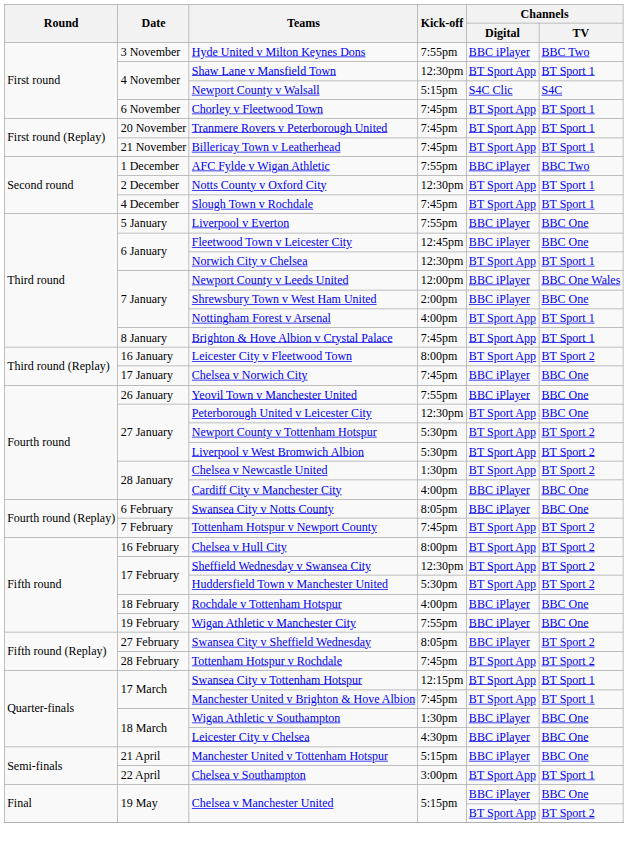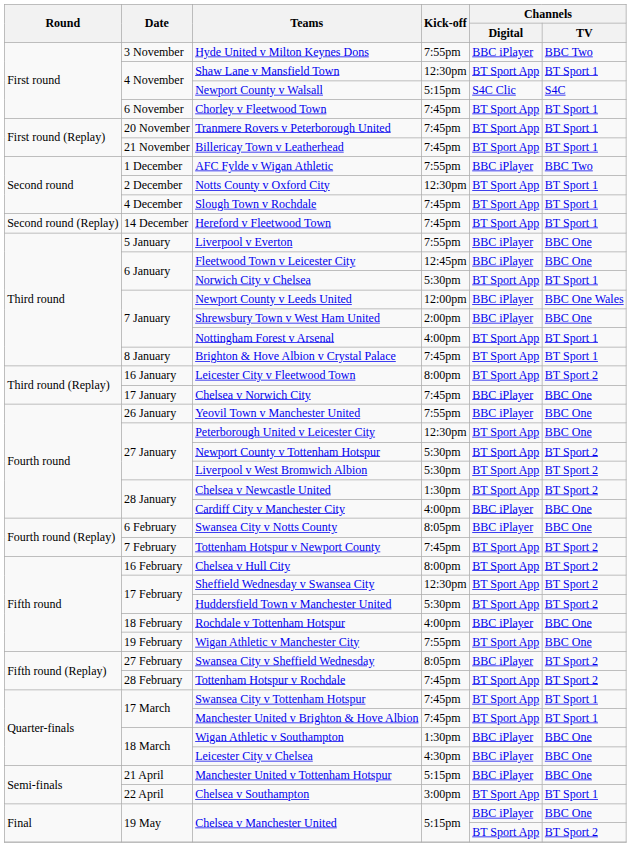+ row: (156, 223)
(442, 261) 12:30pm -> (442, 280) 5:30pm
(499, 623) BBC iPlayer -> (506, 642) BT Sport App
(442, 680) 12:15pm -> (442, 699) 7:45pm
